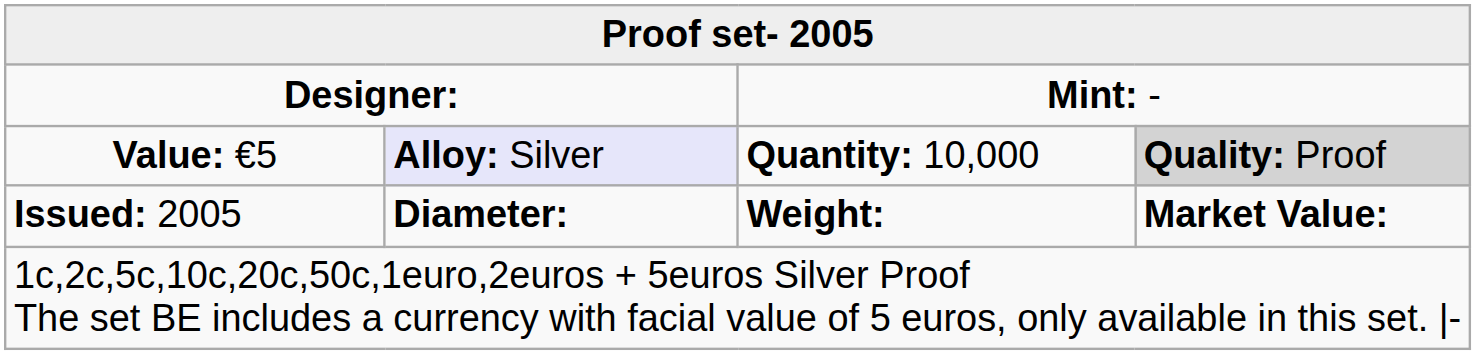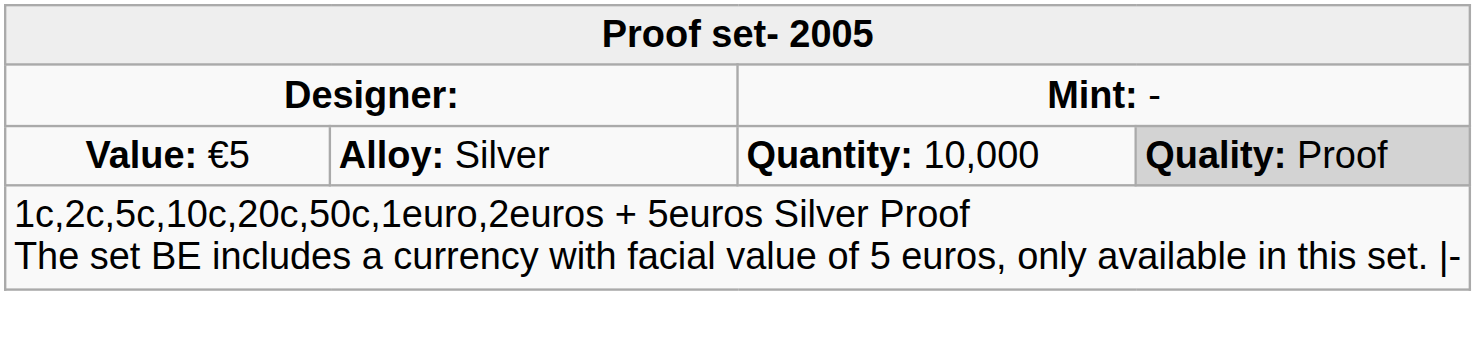(499, 154) lavender background -> (444, 154) no background
- row: (128, 214)
